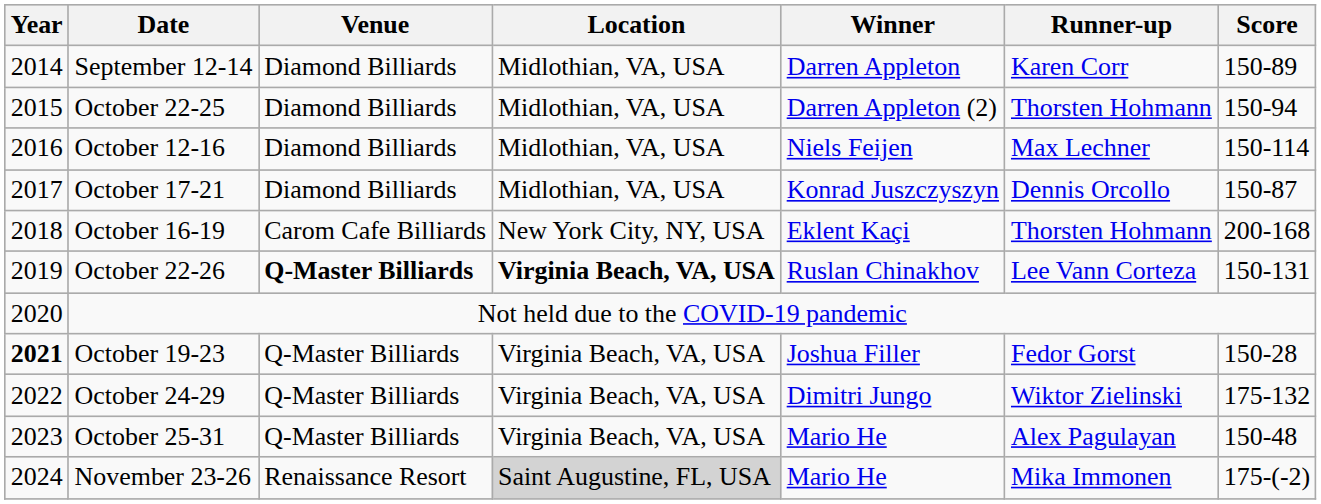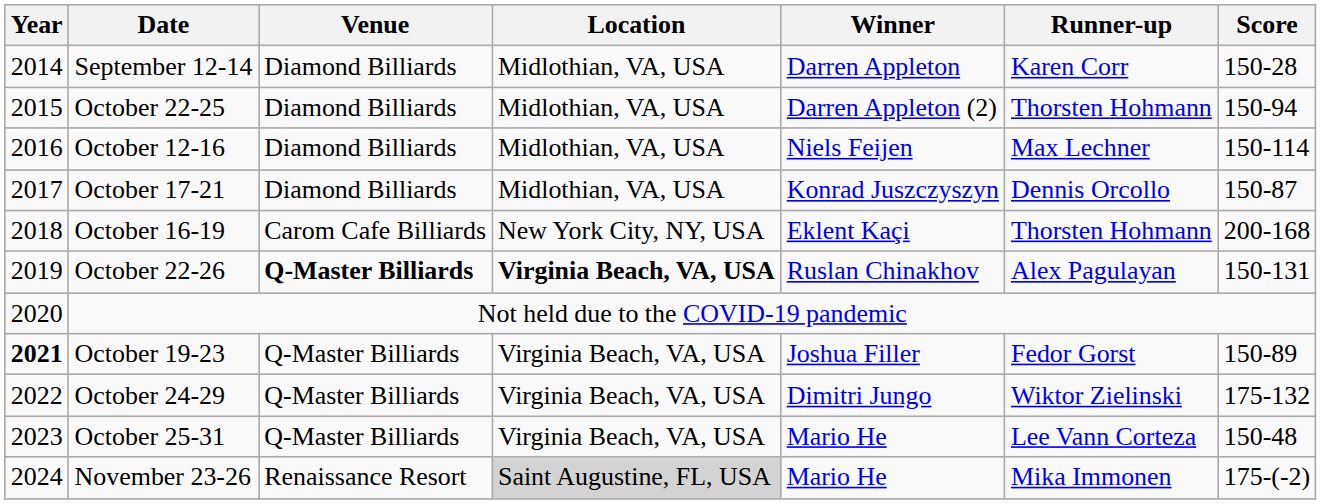(1260, 66) 150-89 -> (1260, 66) 150-28
(1104, 271) Lee Vann Corteza -> (1093, 271) Alex Pagulayan
(1260, 353) 150-28 -> (1260, 353) 150-89
(1093, 436) Alex Pagulayan -> (1104, 436) Lee Vann Corteza
